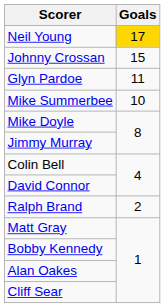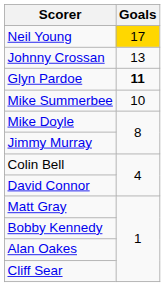(138, 57) 15 -> (138, 57) 13
(138, 79) normal -> (138, 79) bold
- row: (45, 206)
